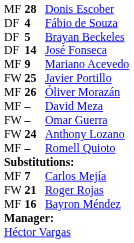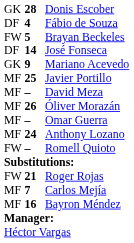(13, 9) MF -> (13, 9) GK
(12, 36) DF -> (13, 36) FW
(13, 64) MF -> (13, 64) GK
(13, 78) FW -> (13, 78) MF
rows swapped: (83, 92) <-> (74, 106)
(13, 120) FW -> (13, 120) MF
(13, 134) FW -> (13, 134) MF
(13, 148) MF -> (13, 148) FW
rows swapped: (74, 190) <-> (76, 176)
